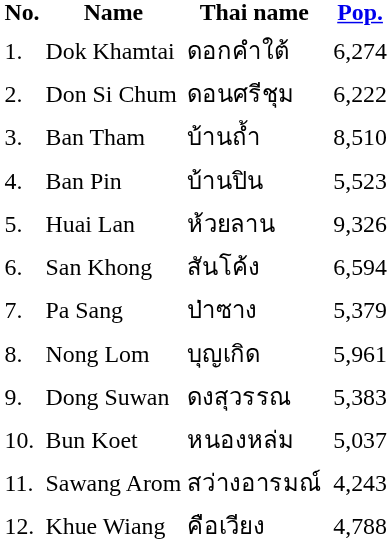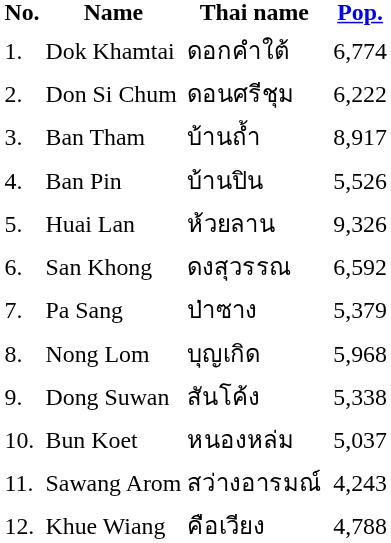(360, 50) 6,274 -> (360, 50) 6,774
(360, 137) 8,510 -> (360, 137) 8,917
(360, 180) 5,523 -> (360, 180) 5,526
(224, 267) สันโค้ง -> (239, 267) ดงสุวรรณ
(360, 266) 6,594 -> (360, 266) 6,592
(360, 353) 5,961 -> (360, 353) 5,968
(239, 397) ดงสุวรรณ -> (224, 397) สันโค้ง
(360, 396) 5,383 -> (360, 396) 5,338
